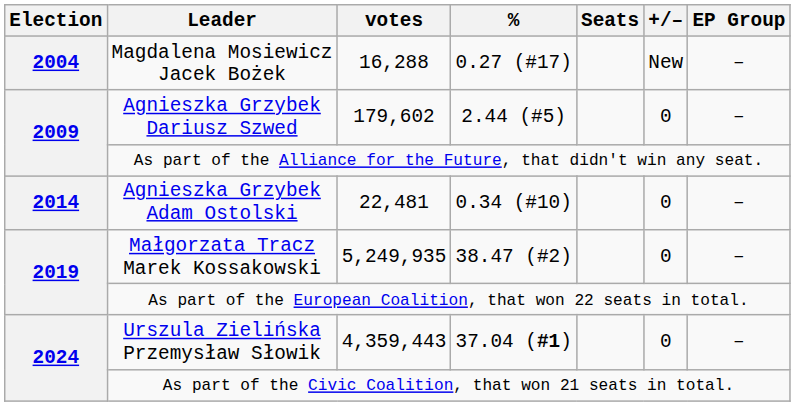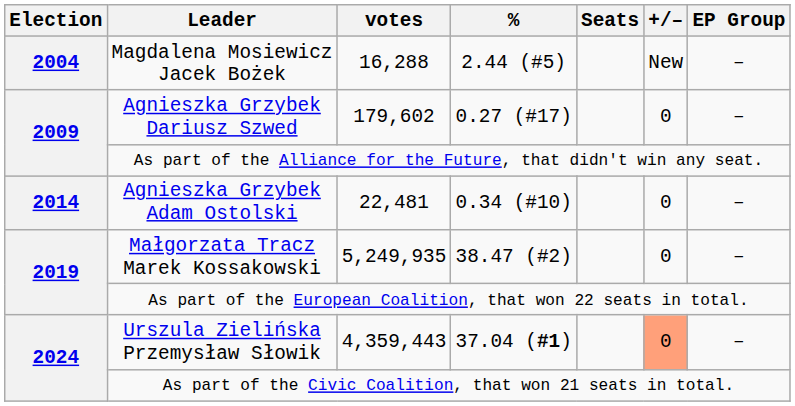(514, 63) 0.27 (#17) -> (514, 63) 2.44 (#5)
(514, 117) 2.44 (#5) -> (514, 117) 0.27 (#17)
(666, 342) no background -> (666, 342) lightsalmon background
